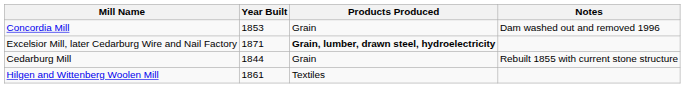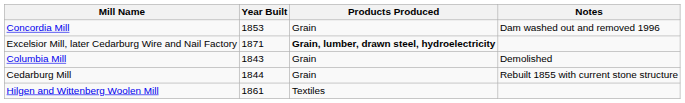+ row: (36, 59)
